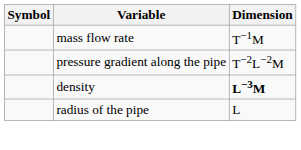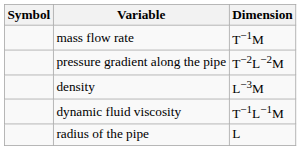(249, 87) bold -> (248, 87) normal
+ row: (119, 111)
